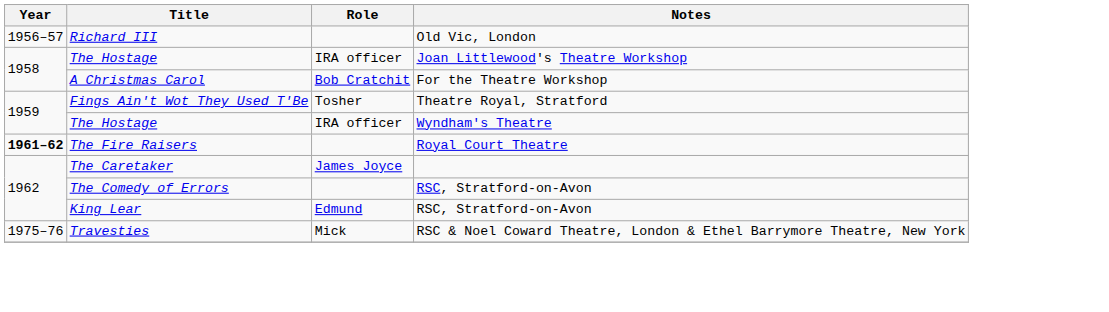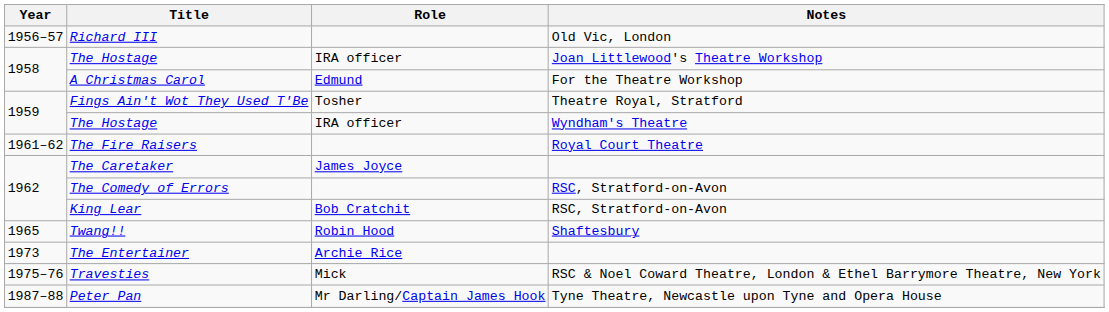(362, 80) Bob Cratchit -> (339, 80) Edmund
(36, 145) bold -> (36, 145) normal
(339, 210) Edmund -> (362, 210) Bob Cratchit
+ row: (98, 231)
+ row: (129, 253)
+ row: (105, 296)
